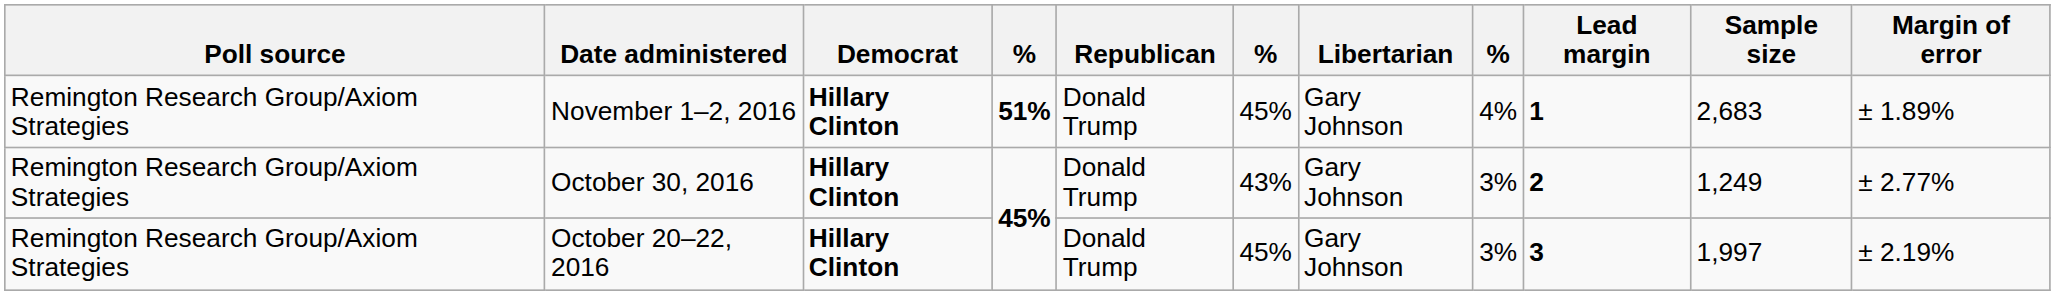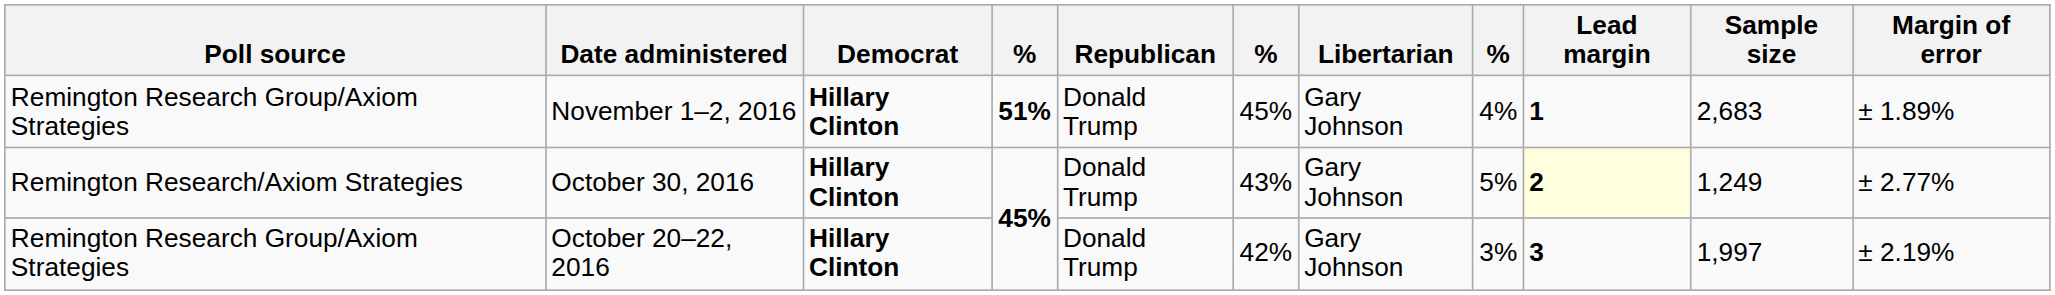(214, 182) Remington Research Group/Axiom Strategies -> (237, 182) Remington Research/Axiom Strategies
(1498, 182) 3% -> (1498, 182) 5%
(1537, 182) no background -> (1537, 182) lightyellow background
(1266, 253) 45% -> (1266, 253) 42%
